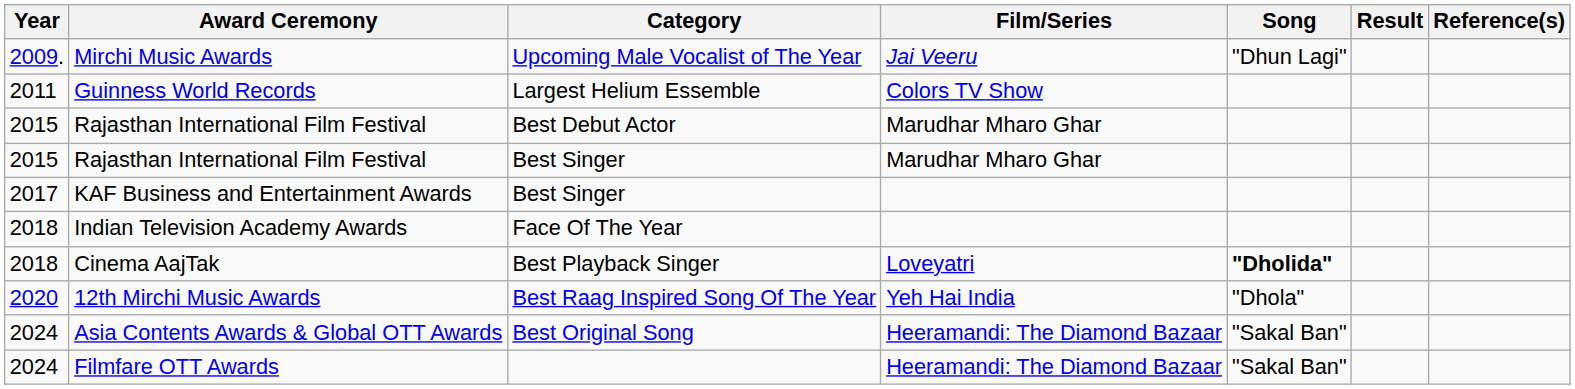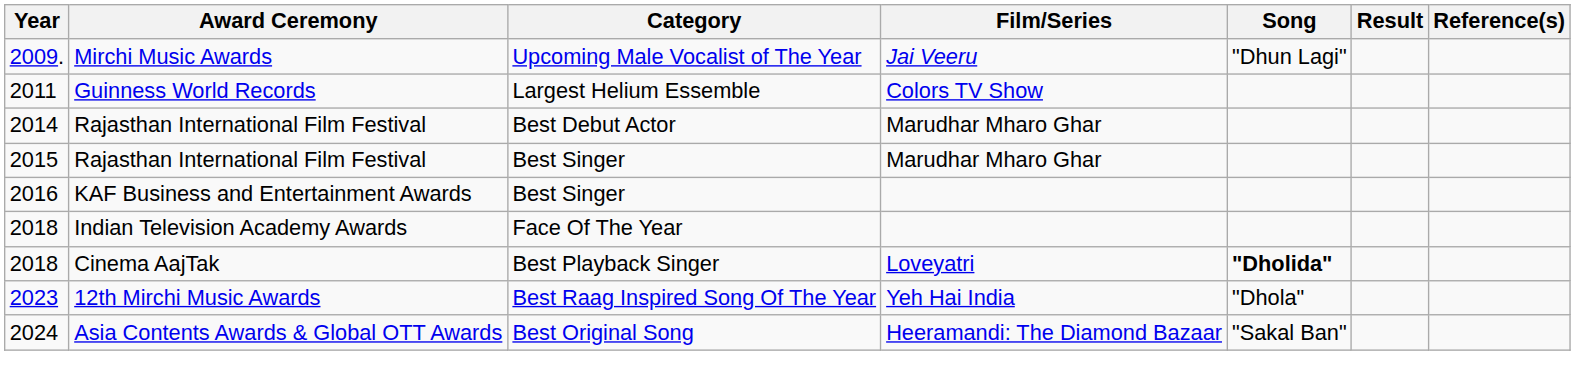(34, 125) 2015 -> (34, 125) 2014
(34, 194) 2017 -> (34, 194) 2016
(34, 297) 2020 -> (34, 297) 2023
- row: (177, 366)
